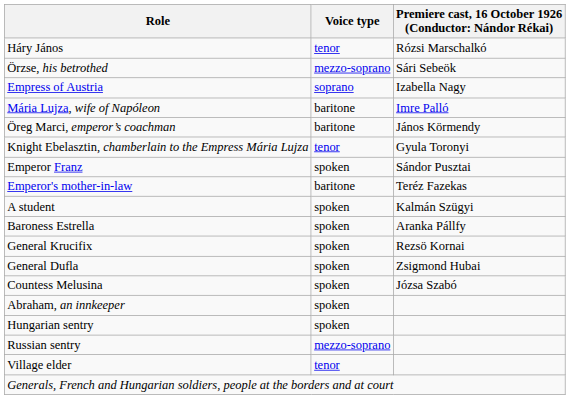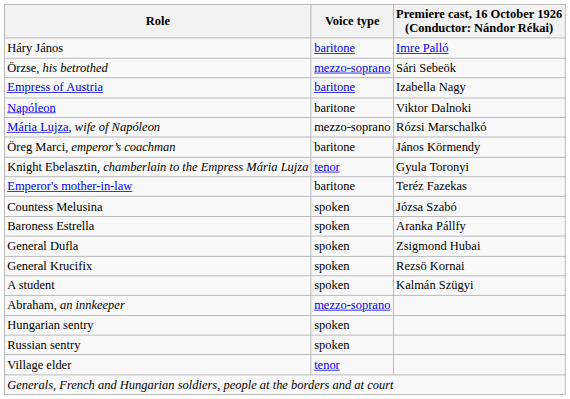(327, 48) tenor -> (335, 48) baritone
(441, 48) Rózsi Marschalkó -> (422, 48) Imre Palló
(334, 87) soprano -> (335, 87) baritone
+ row: (32, 107)
(335, 107) baritone -> (352, 127) mezzo-soprano
(422, 107) Imre Palló -> (441, 127) Rózsi Marschalkó
- row: (45, 166)
rows swapped: (55, 285) <-> (31, 206)
rows swapped: (50, 246) <-> (43, 265)
(332, 305) spoken -> (352, 305) mezzo-soprano
(352, 345) mezzo-soprano -> (332, 345) spoken
